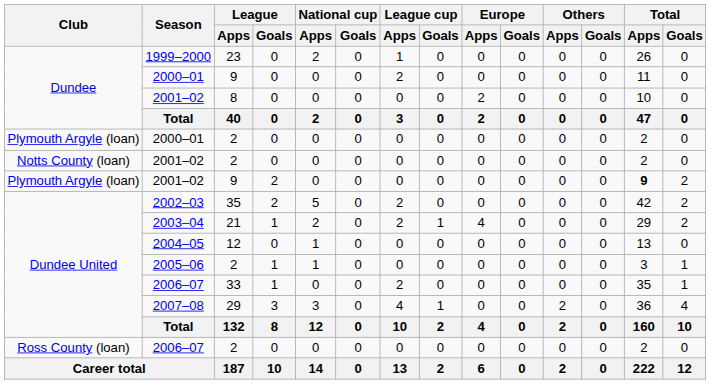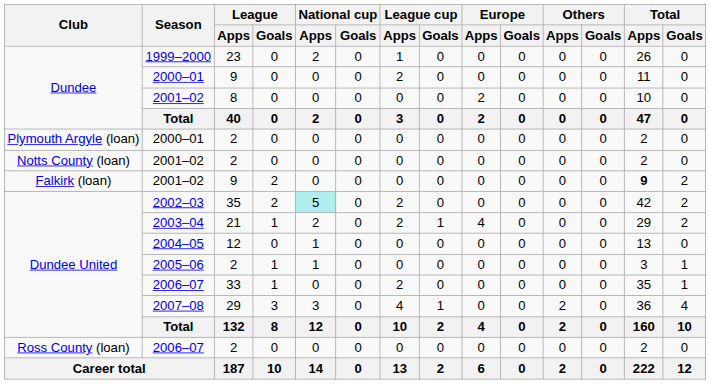(73, 181) Plymouth Argyle (loan) -> (73, 181) Falkirk (loan)
(316, 202) no background -> (316, 202) paleturquoise background
